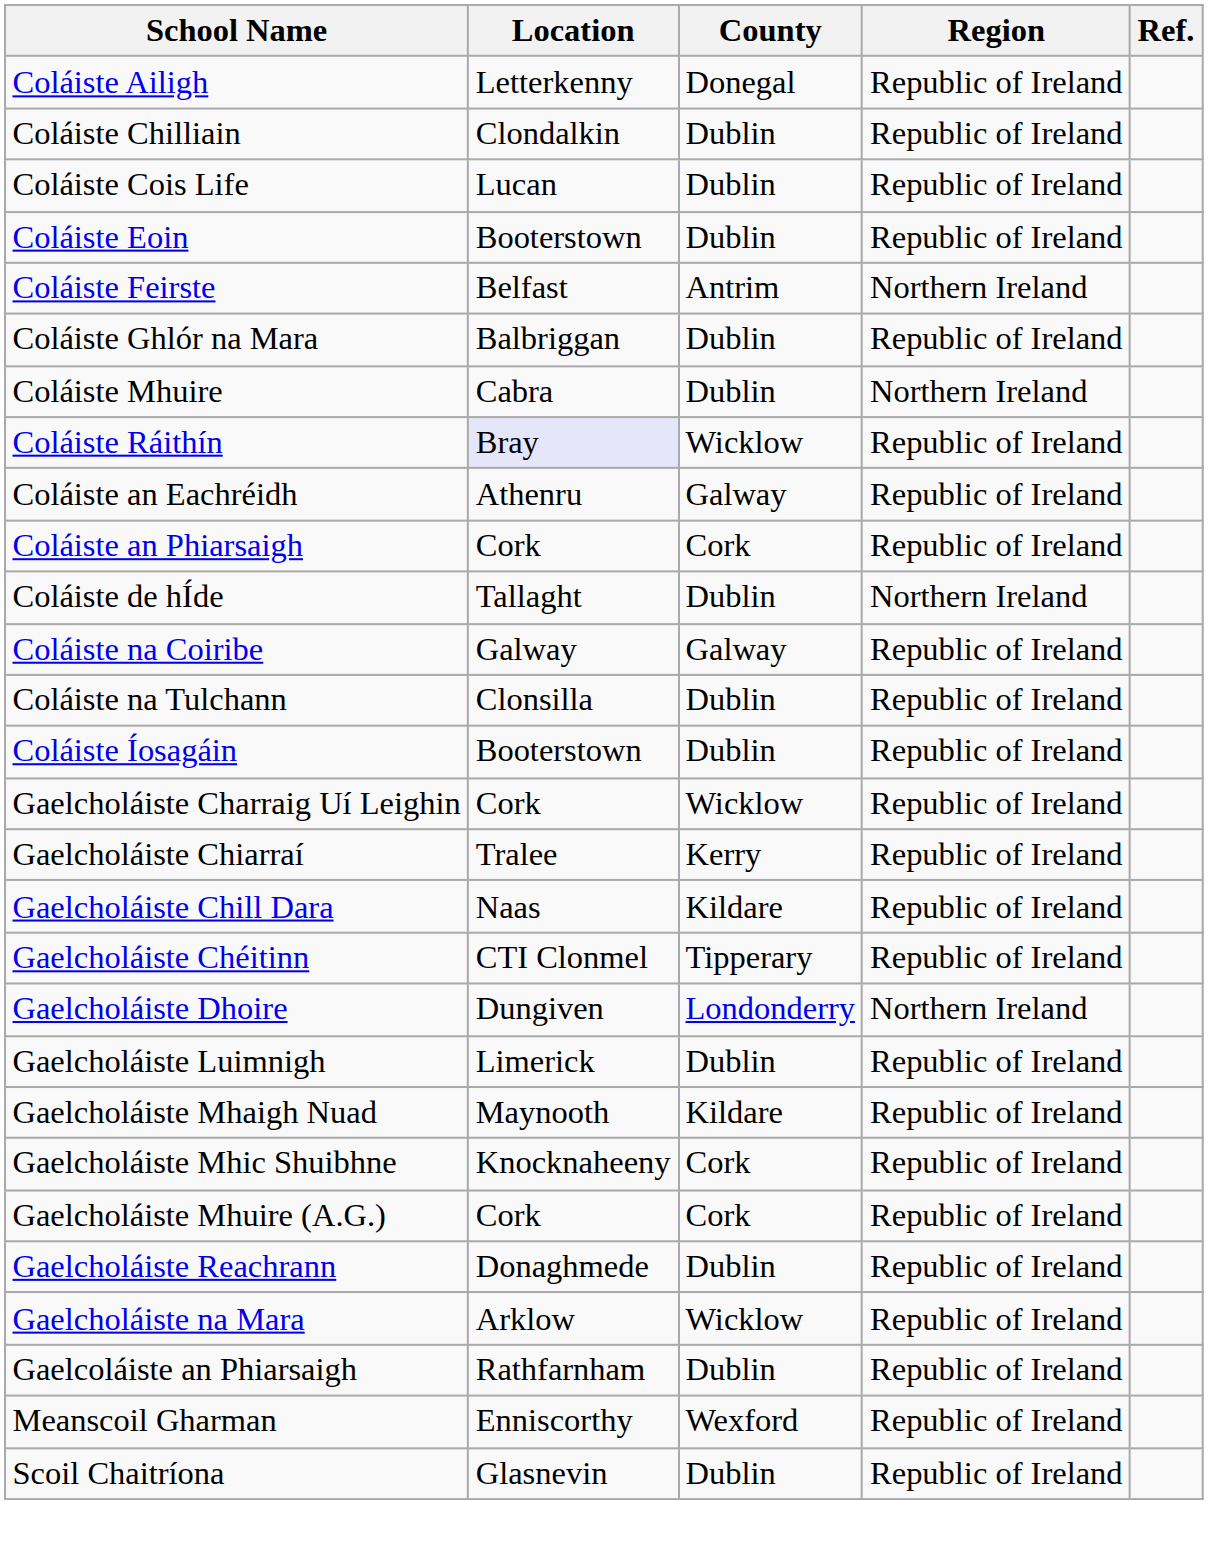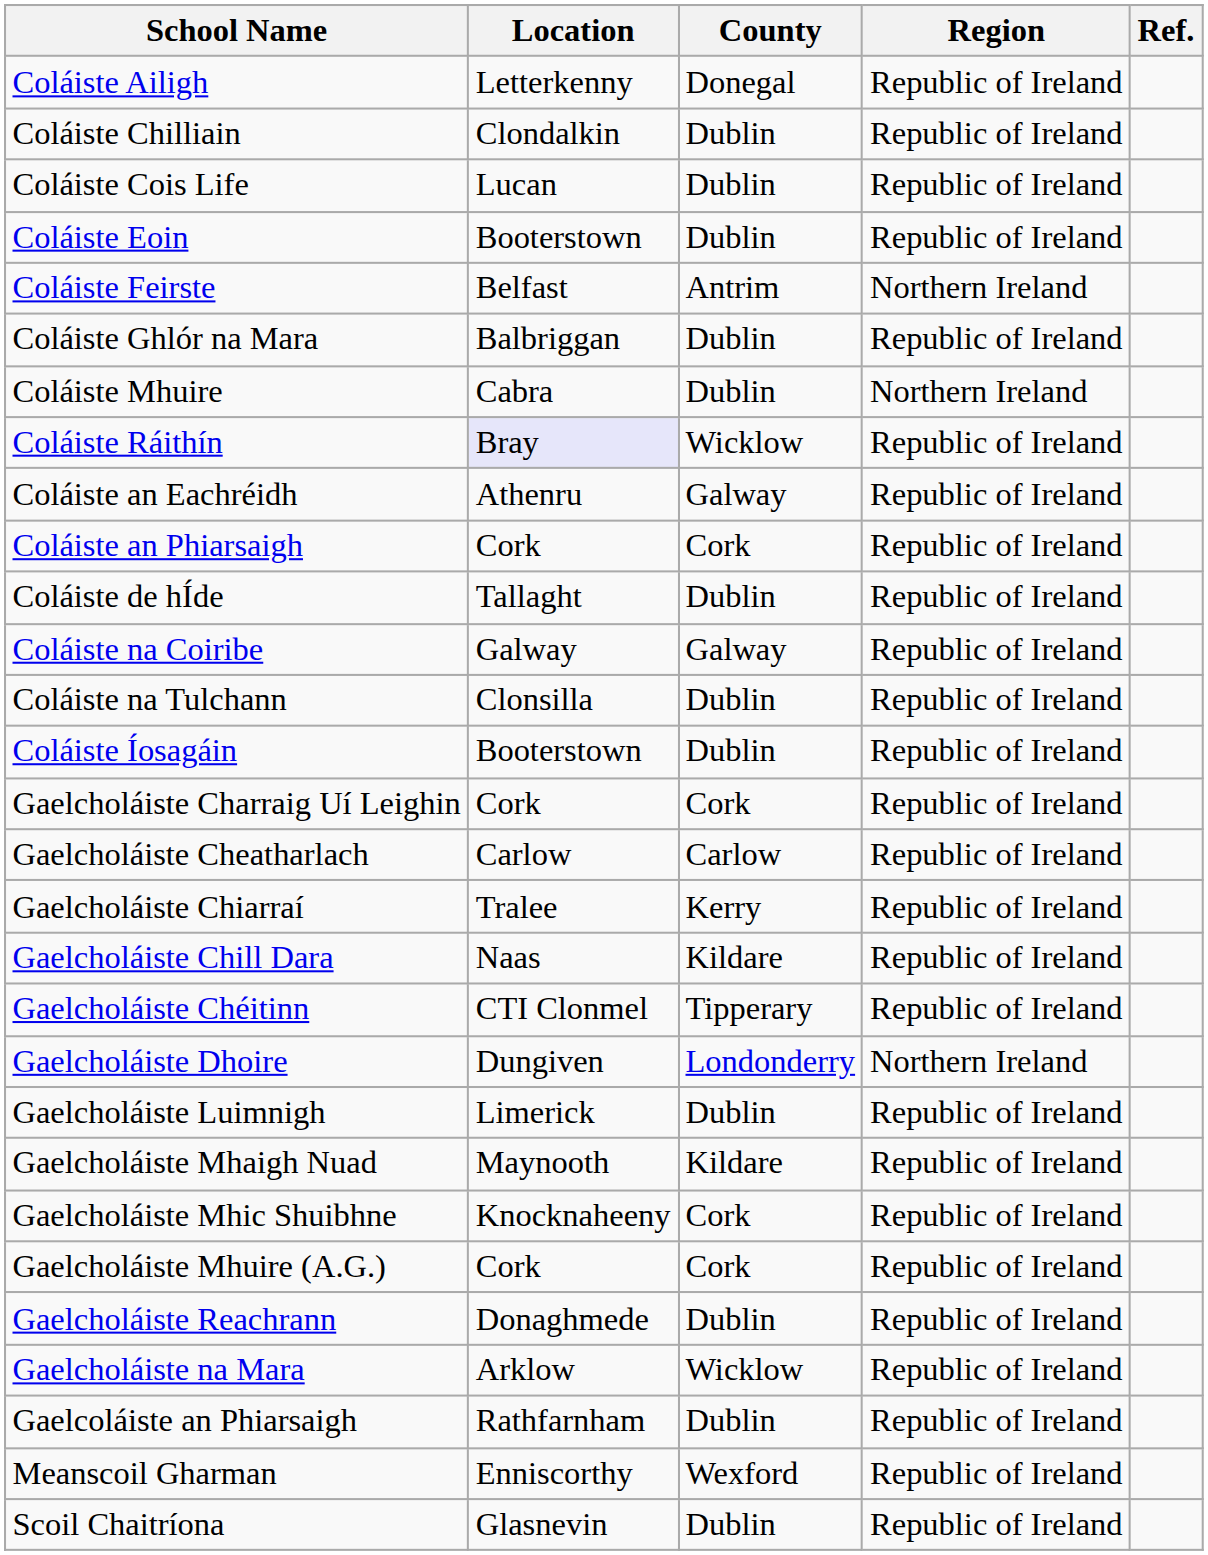(979, 596) Northern Ireland -> (996, 596) Republic of Ireland
(744, 802) Wicklow -> (718, 802) Cork
+ row: (191, 854)
